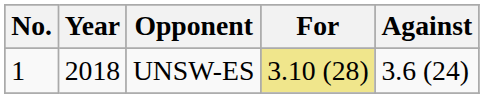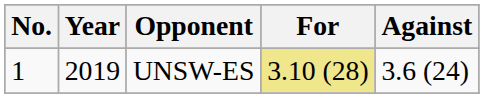(92, 70) 2018 -> (92, 70) 2019
